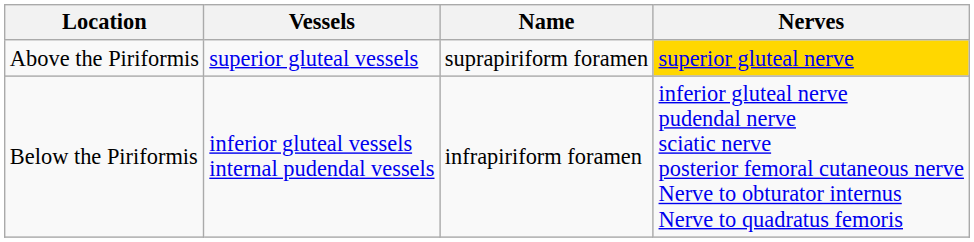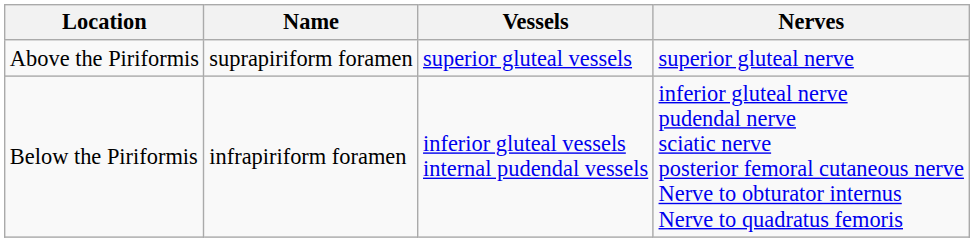columns swapped: (547, 22) <-> (322, 22)
(756, 57) gold background -> (756, 57) no background
